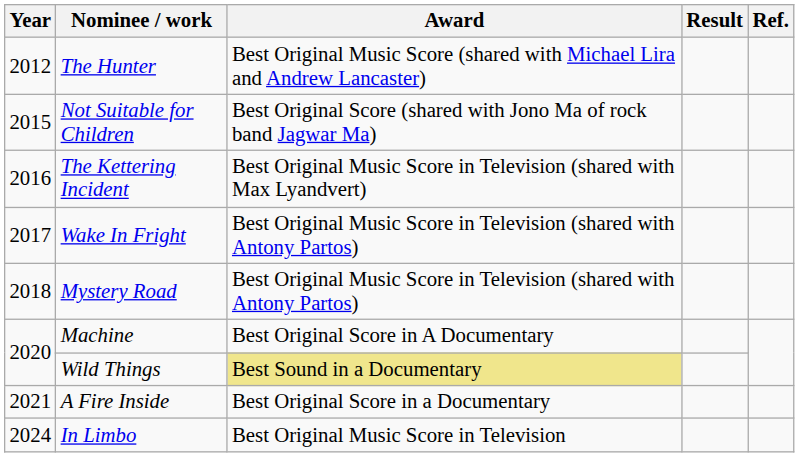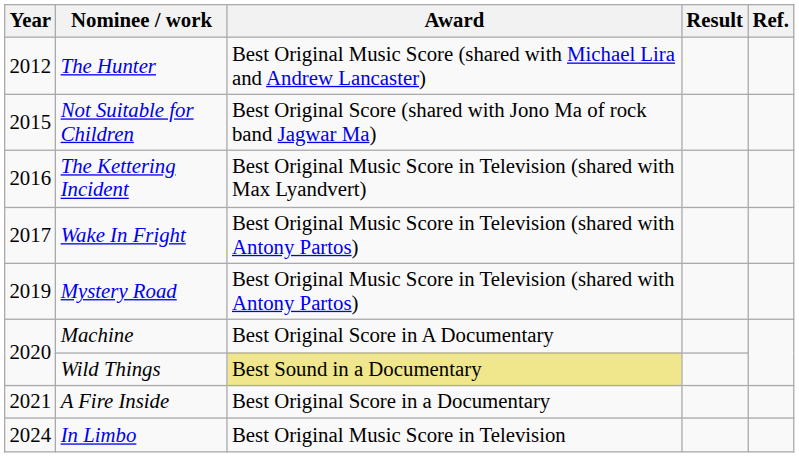(30, 291) 2018 -> (30, 291) 2019
